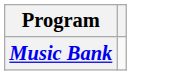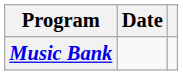+ column: (142, 20)
